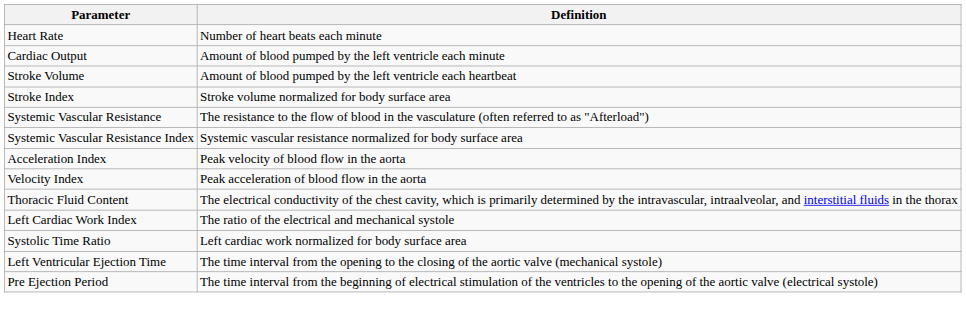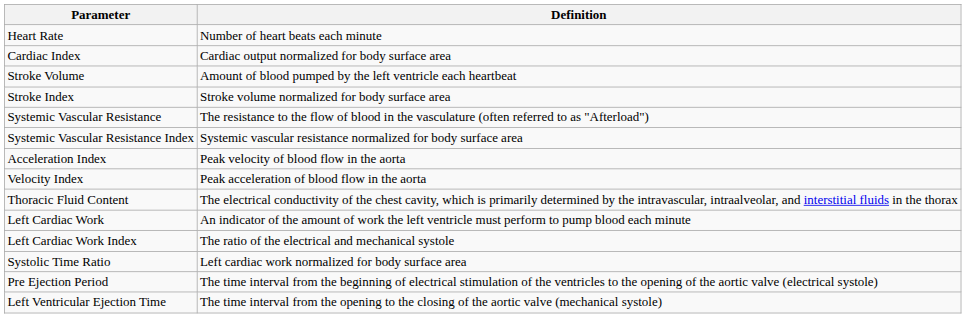- row: (47, 55)
+ row: (44, 55)
+ row: (56, 220)
rows swapped: (58, 281) <-> (87, 261)
